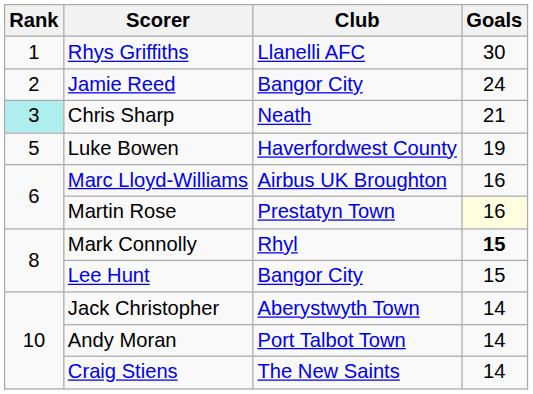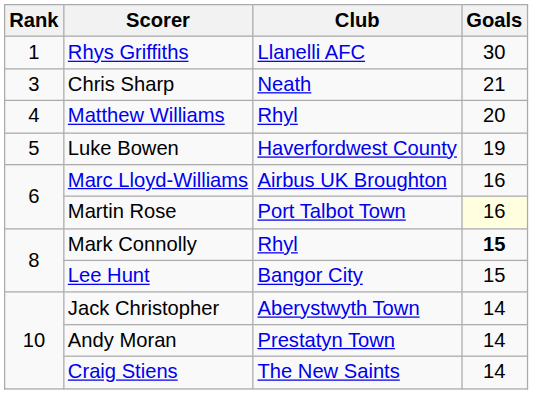- row: (122, 84)
(34, 116) paleturquoise background -> (34, 84) no background
+ row: (146, 116)
(326, 212) Prestatyn Town -> (332, 212) Port Talbot Town
(332, 340) Port Talbot Town -> (326, 340) Prestatyn Town
